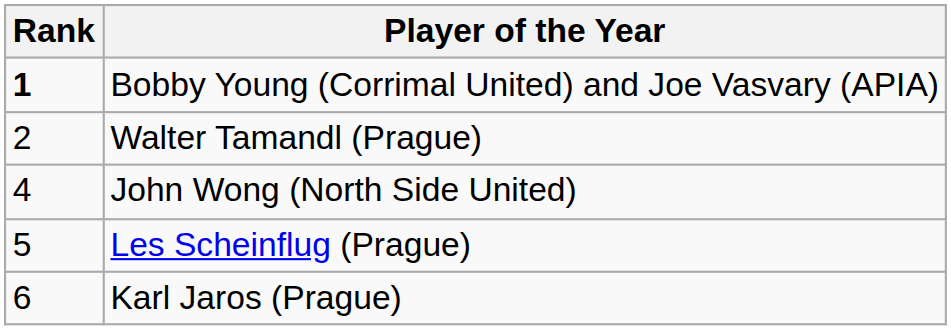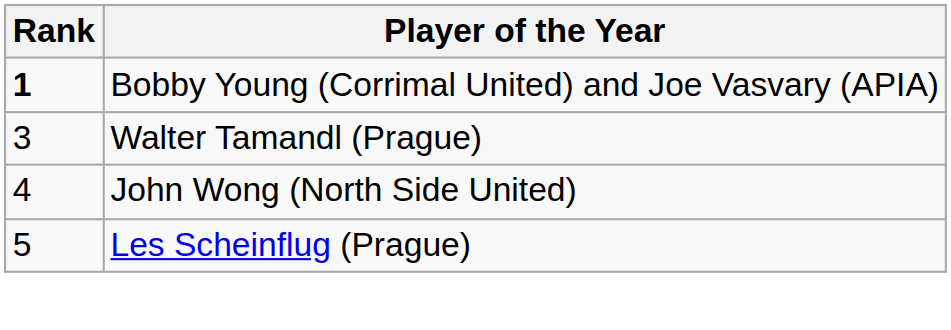(22, 137) 2 -> (22, 137) 3
- row: (256, 297)
